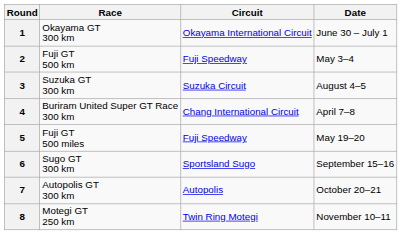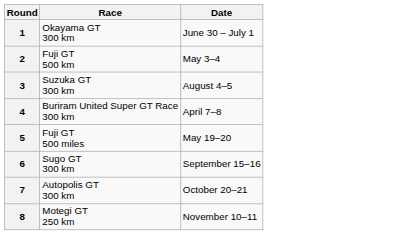- column: (247, 12)
